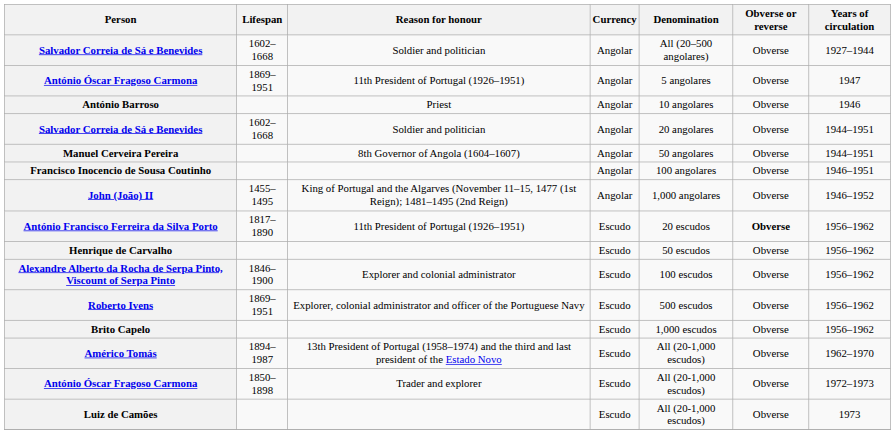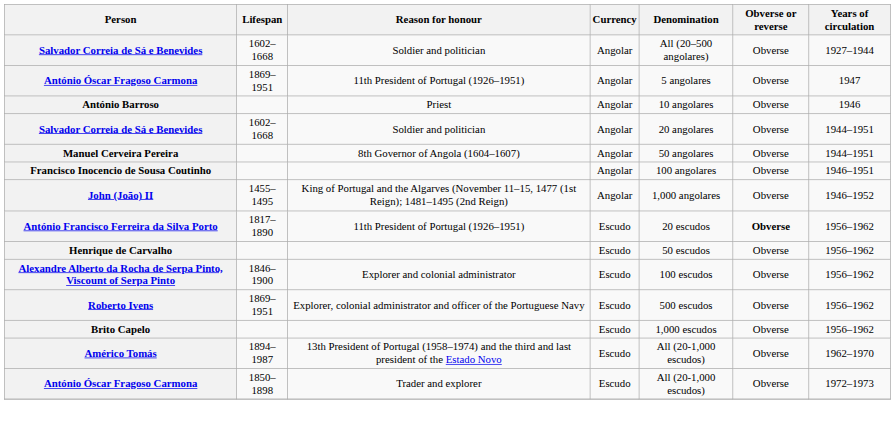- row: (121, 414)
